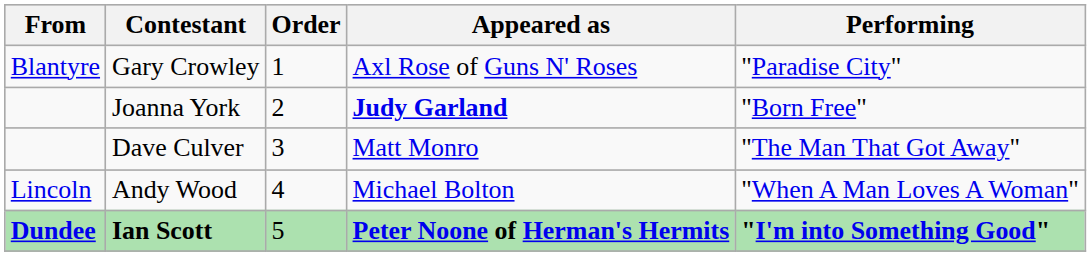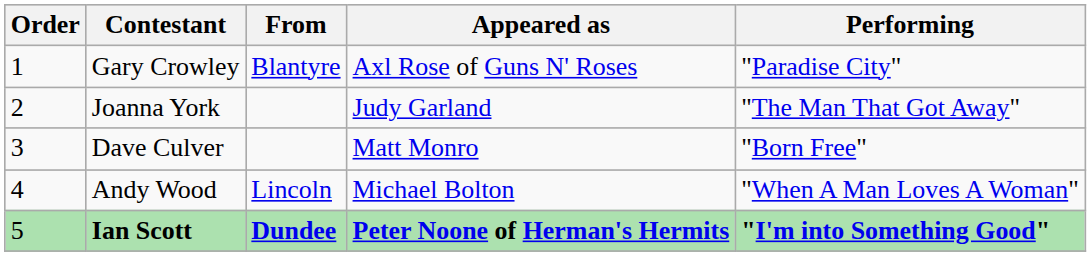columns swapped: (306, 25) <-> (55, 25)
(430, 107) bold -> (422, 107) normal
(804, 107) "Born Free" -> (881, 107) "The Man That Got Away"
(881, 148) "The Man That Got Away" -> (804, 148) "Born Free"
